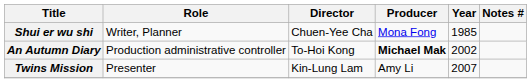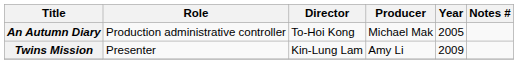- row: (54, 31)
(412, 50) bold -> (401, 31) normal
(464, 50) 2002 -> (451, 31) 2005
(464, 68) 2007 -> (451, 50) 2009
